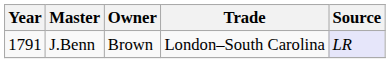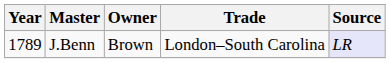(25, 44) 1791 -> (25, 44) 1789
